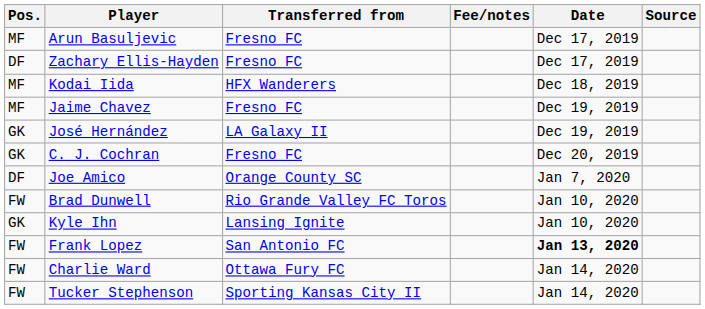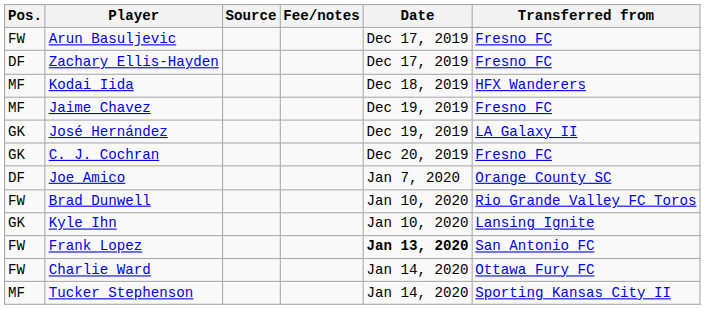columns swapped: (336, 16) <-> (671, 16)
(16, 39) MF -> (16, 39) FW
(16, 293) FW -> (16, 293) MF
